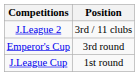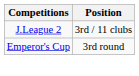- row: (38, 63)
